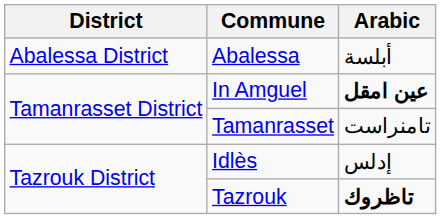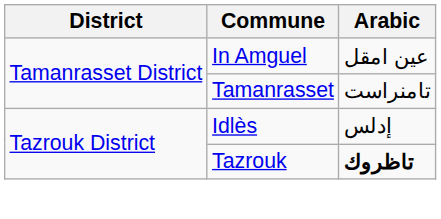- row: (256, 55)
(387, 91) bold -> (387, 56) normal
